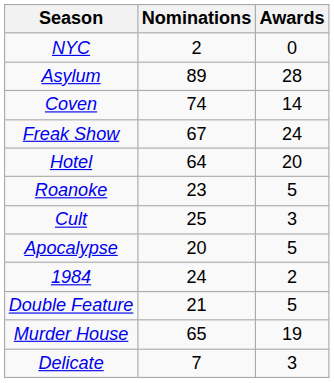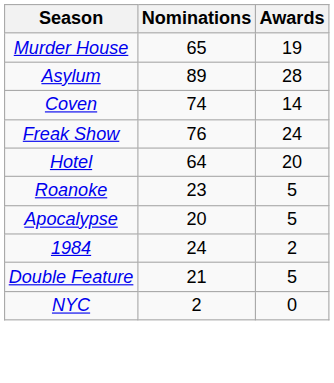rows swapped: (71, 334) <-> (71, 47)
(196, 133) 67 -> (196, 133) 76
- row: (71, 219)
- row: (71, 362)
